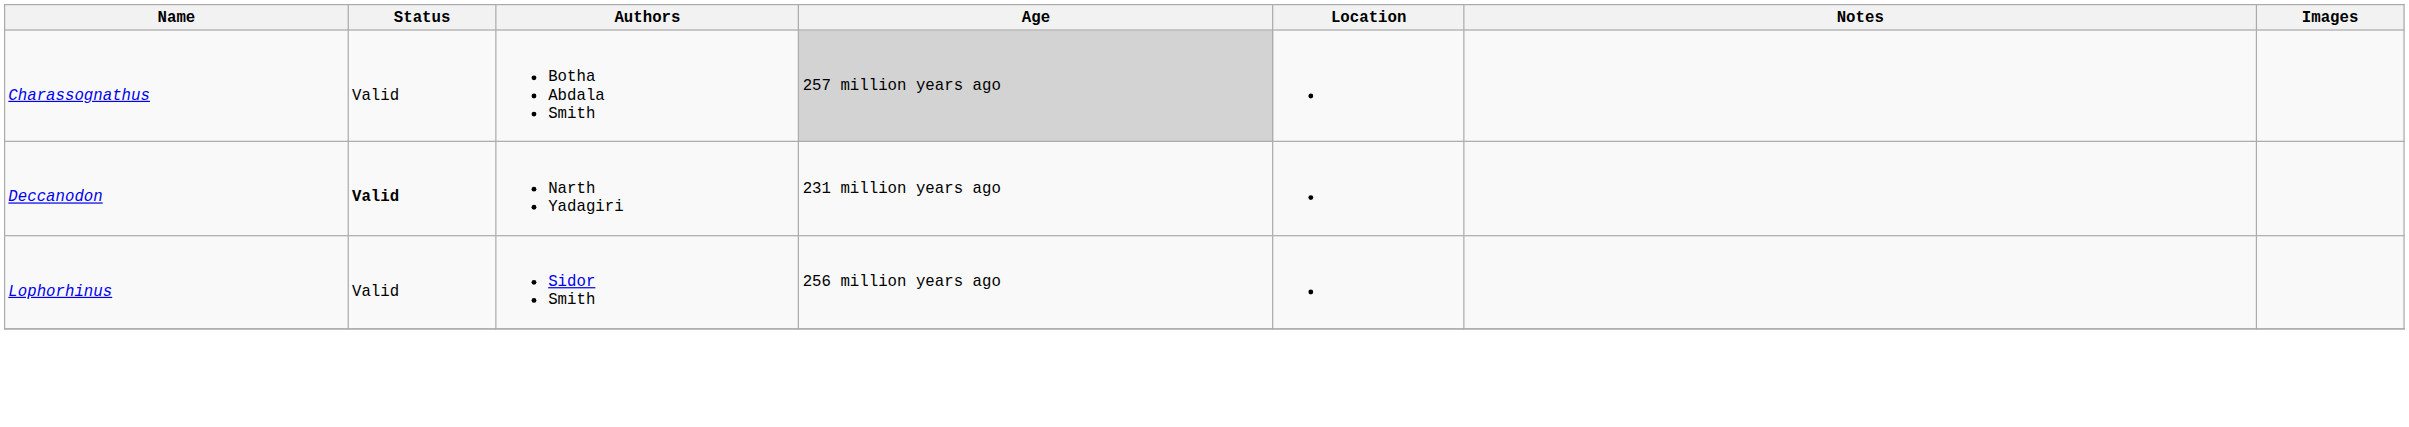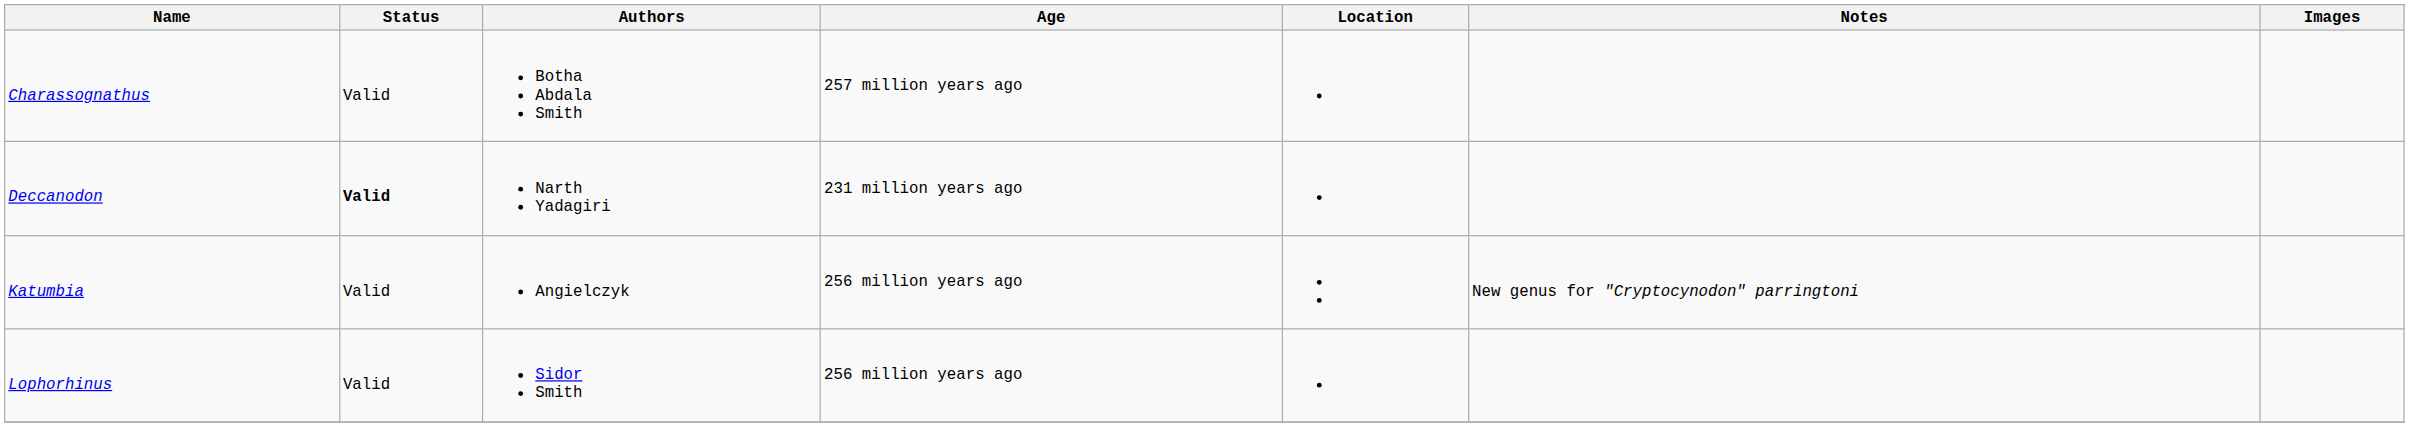(902, 86) lightgrey background -> (923, 86) no background
+ row: (46, 291)
